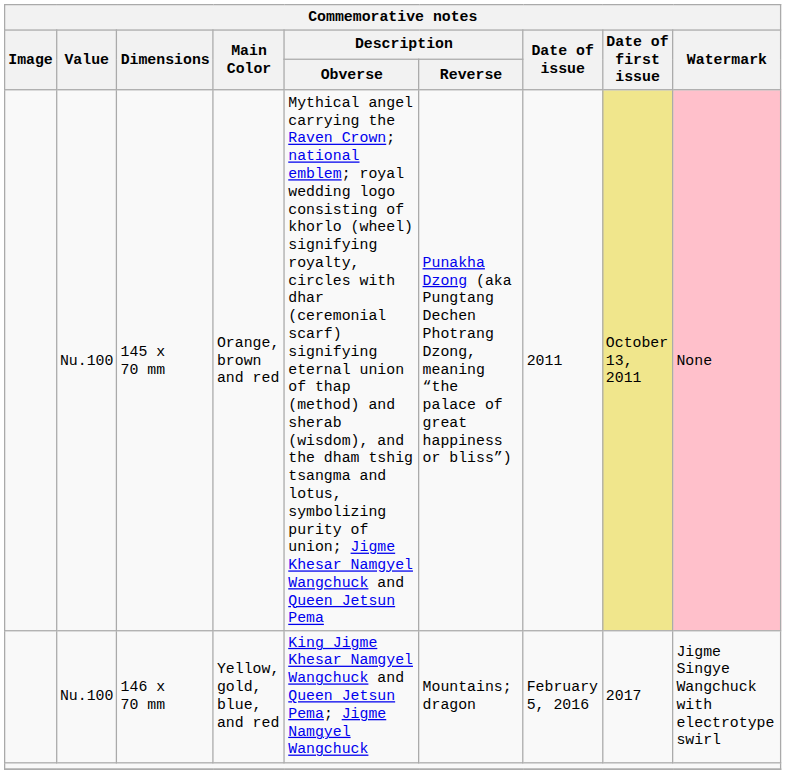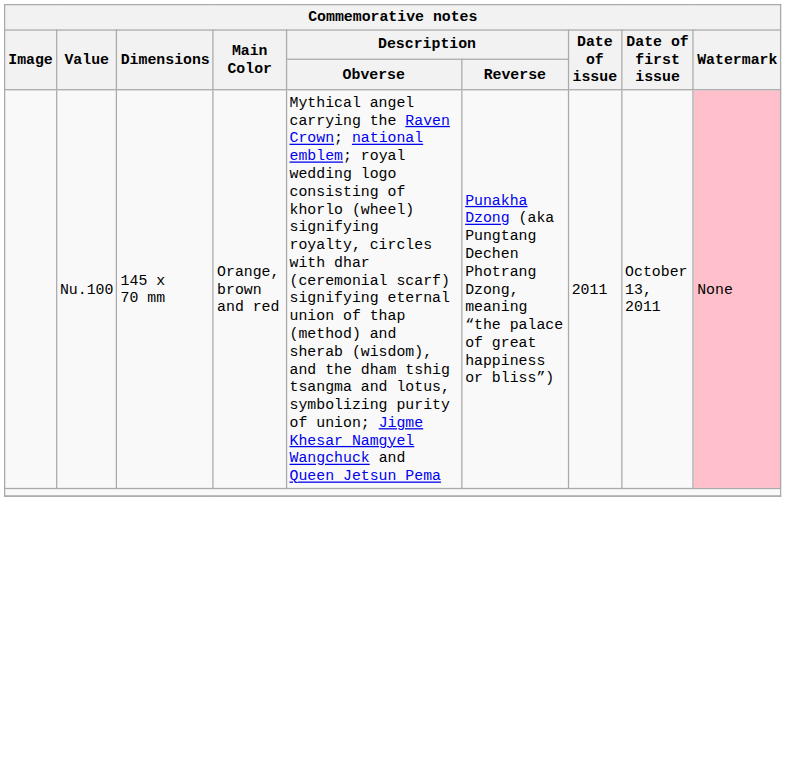(637, 360) khaki background -> (656, 289) no background
- row: (143, 696)
